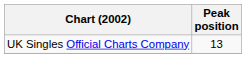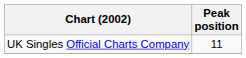(217, 44) 13 -> (217, 44) 11
